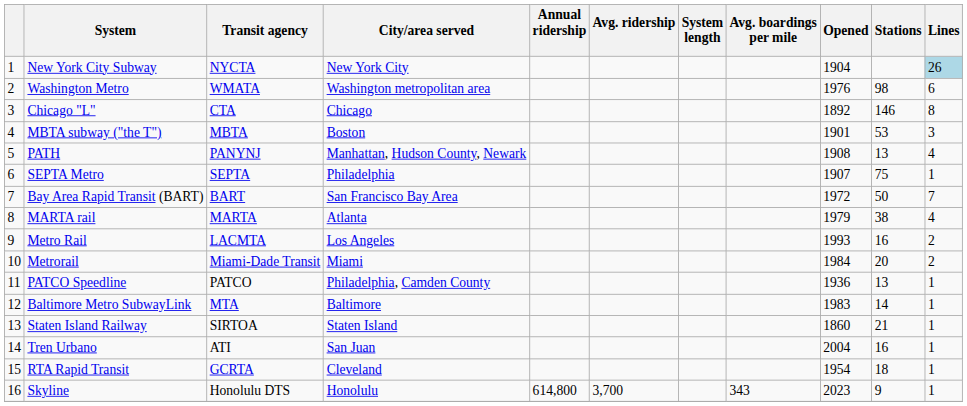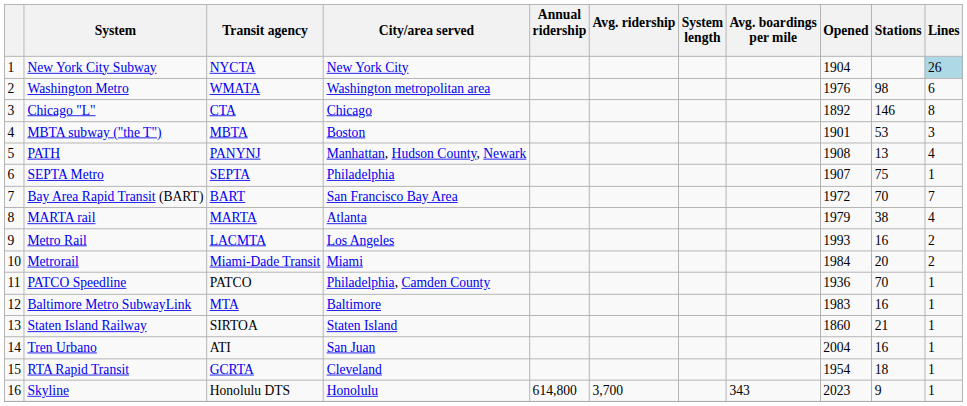(882, 196) 50 -> (882, 196) 70
(882, 283) 13 -> (882, 283) 70
(882, 304) 14 -> (882, 304) 16
